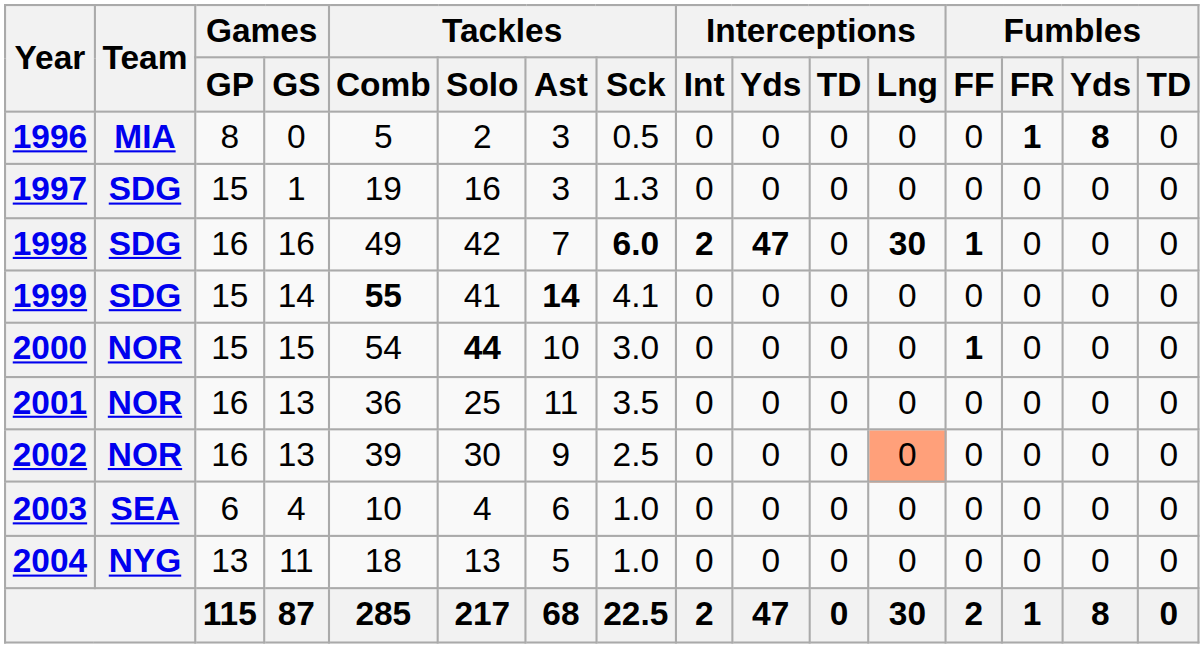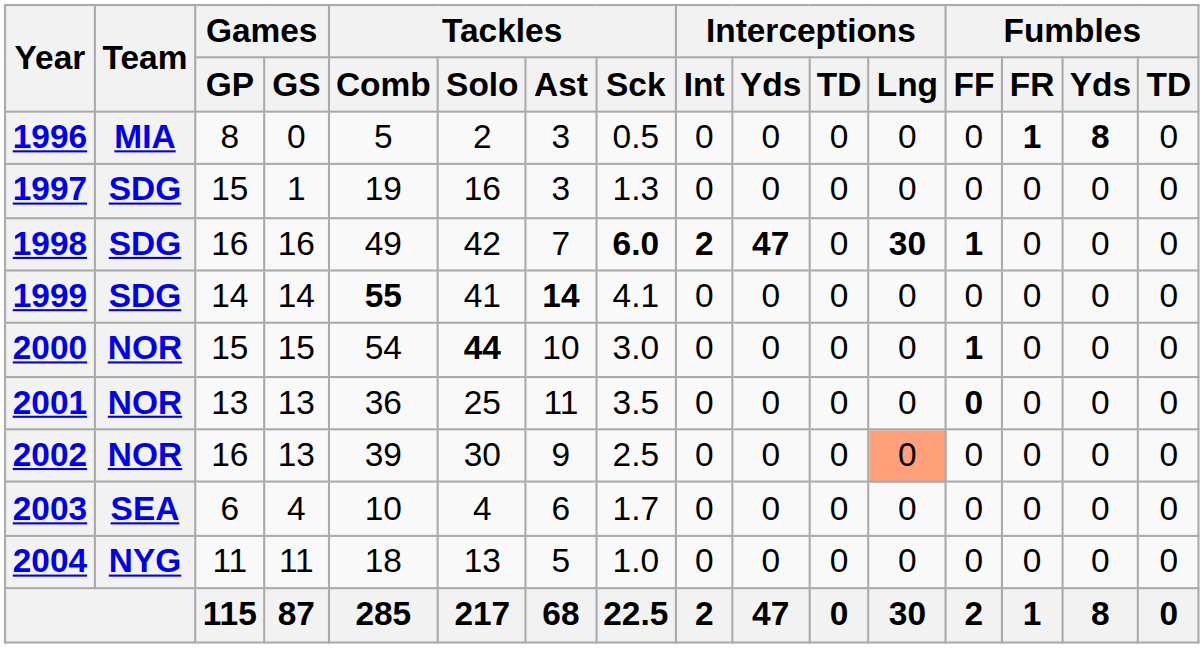(230, 296) 15 -> (230, 296) 14
(230, 402) 16 -> (230, 402) 13
(974, 402) normal -> (974, 402) bold
(636, 508) 1.0 -> (636, 508) 1.7
(230, 561) 13 -> (230, 561) 11
